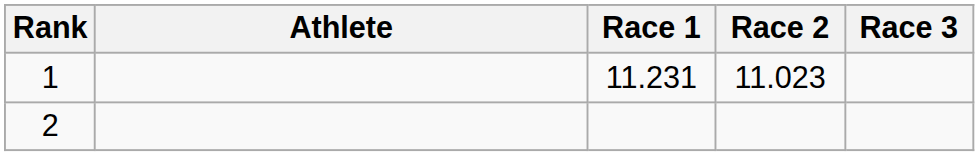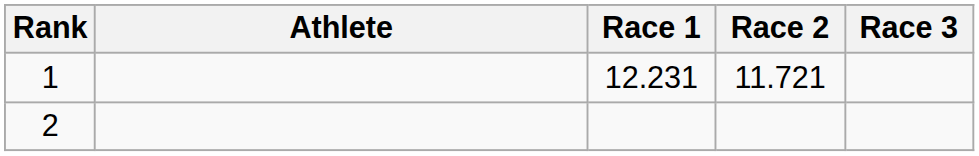(651, 77) 11.231 -> (651, 77) 12.231
(780, 77) 11.023 -> (780, 77) 11.721
